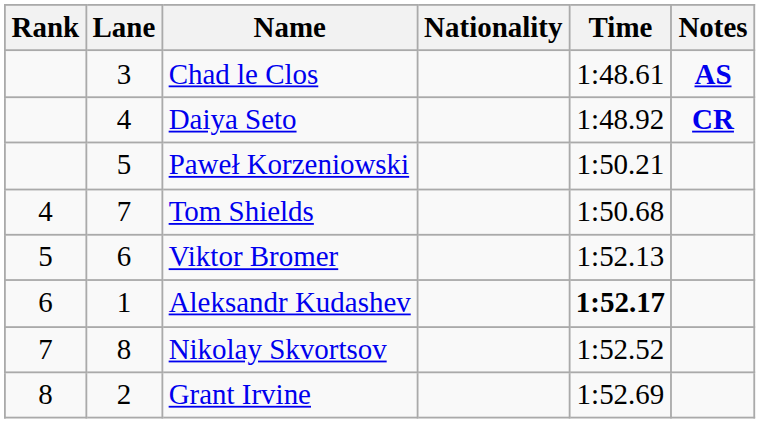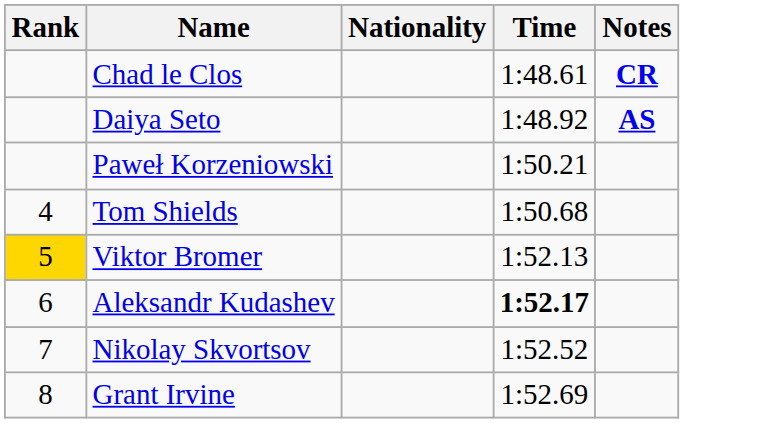- column: (124, 27)
(713, 73) AS -> (637, 73) CR
(713, 119) CR -> (637, 119) AS
(45, 257) no background -> (45, 257) gold background
